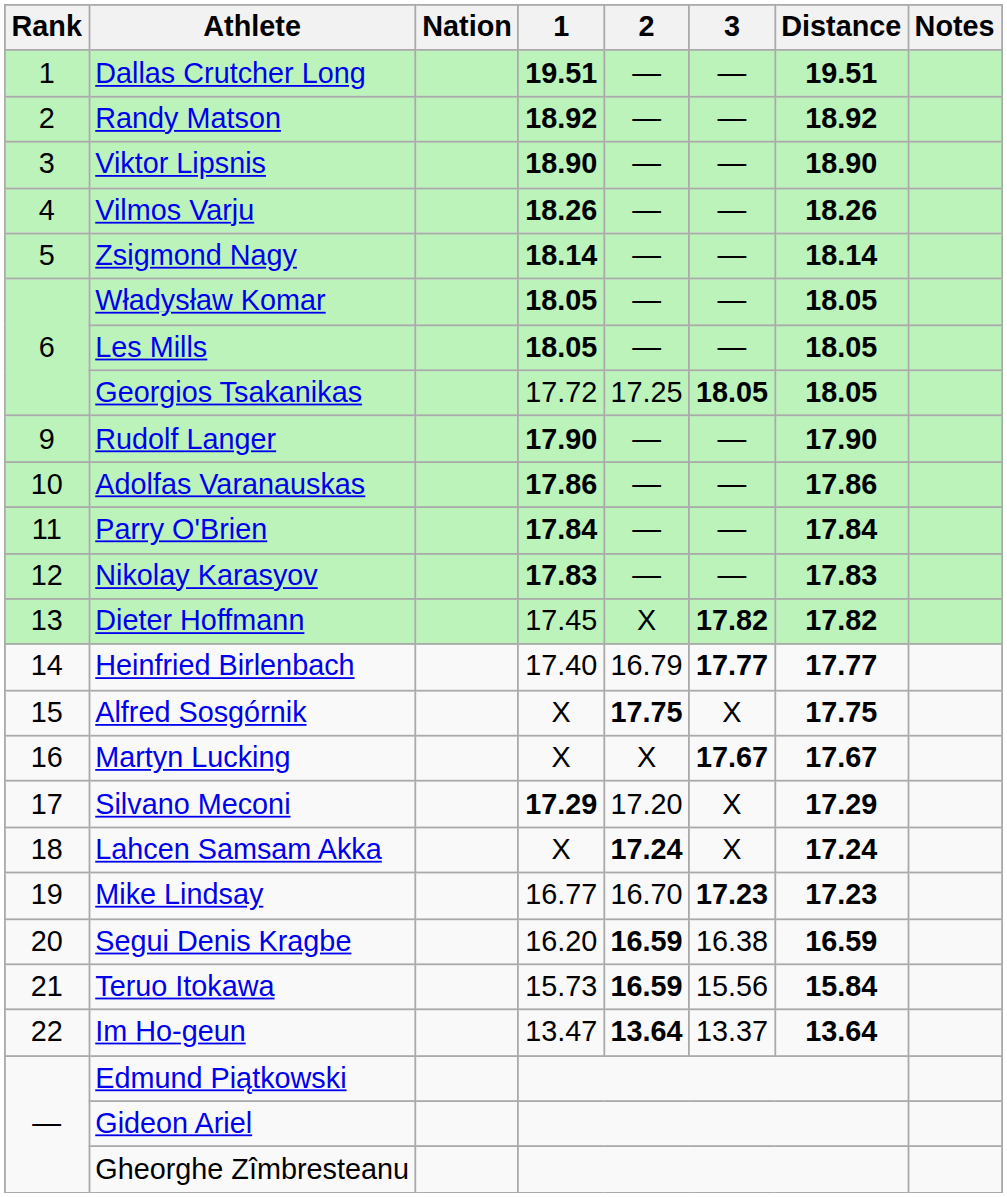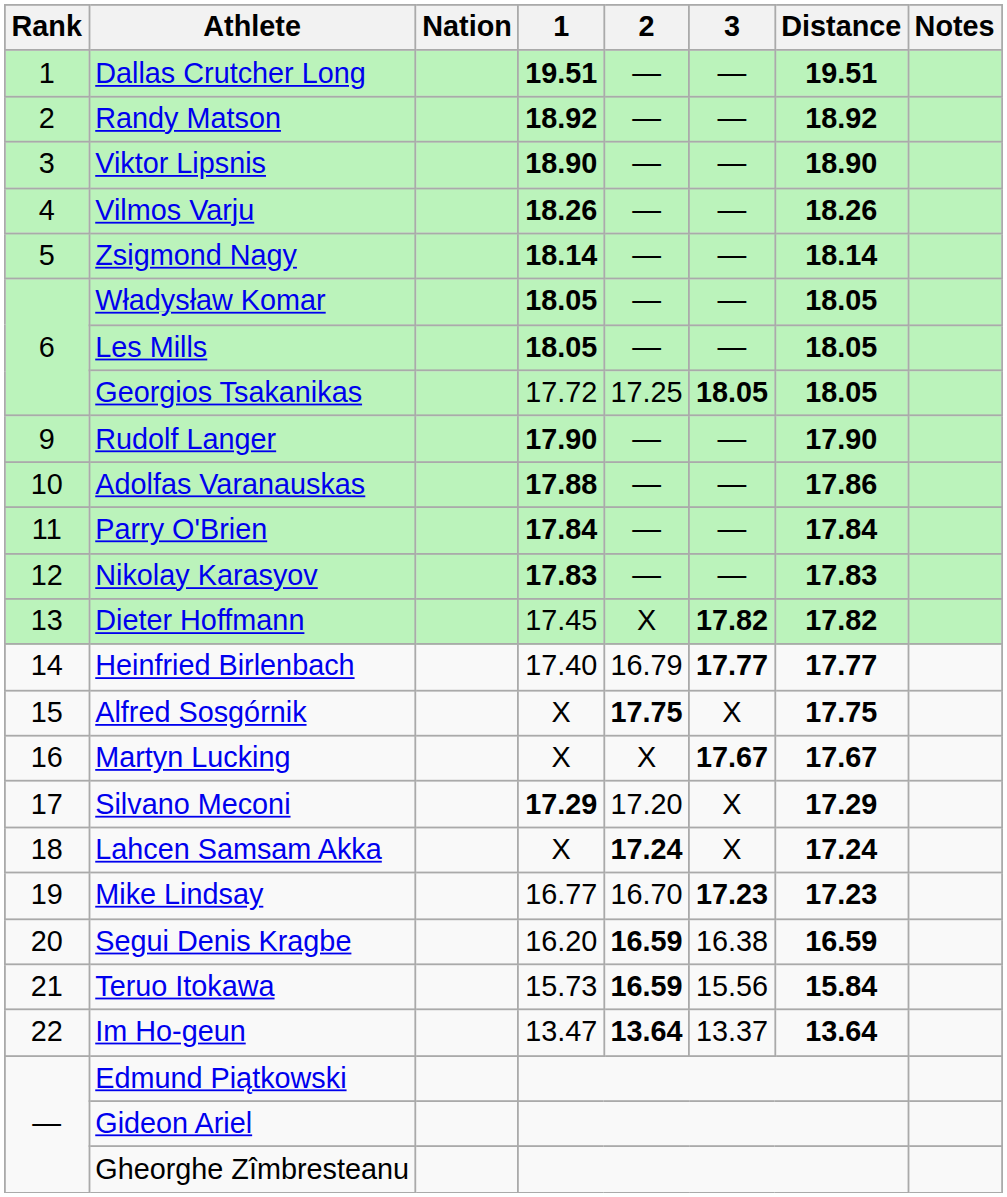(561, 484) 17.86 -> (561, 484) 17.88
